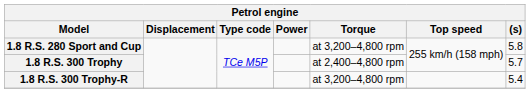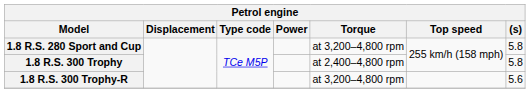(516, 63) 5.7 -> (516, 63) 5.8
(516, 79) 5.4 -> (516, 79) 5.6
